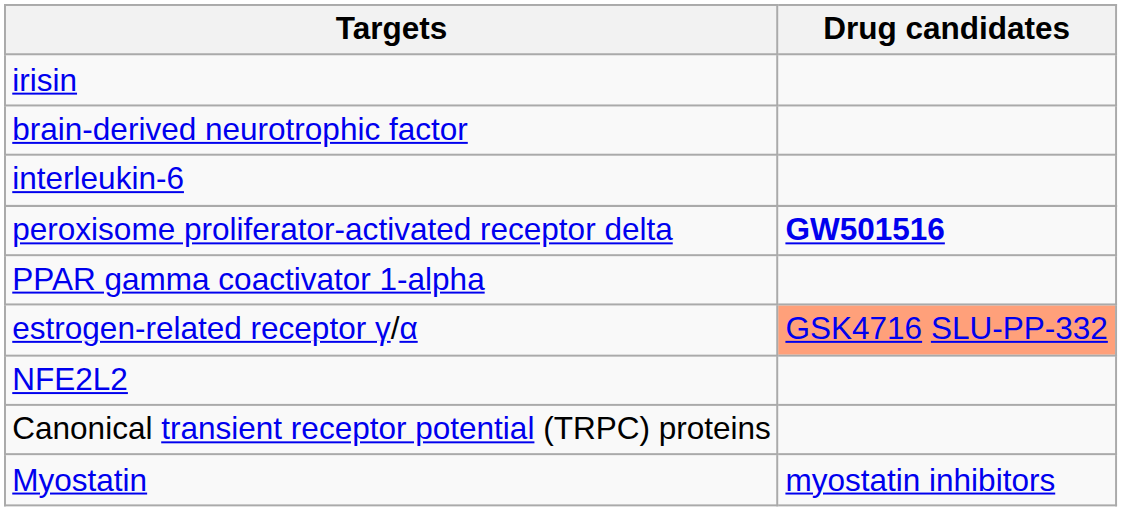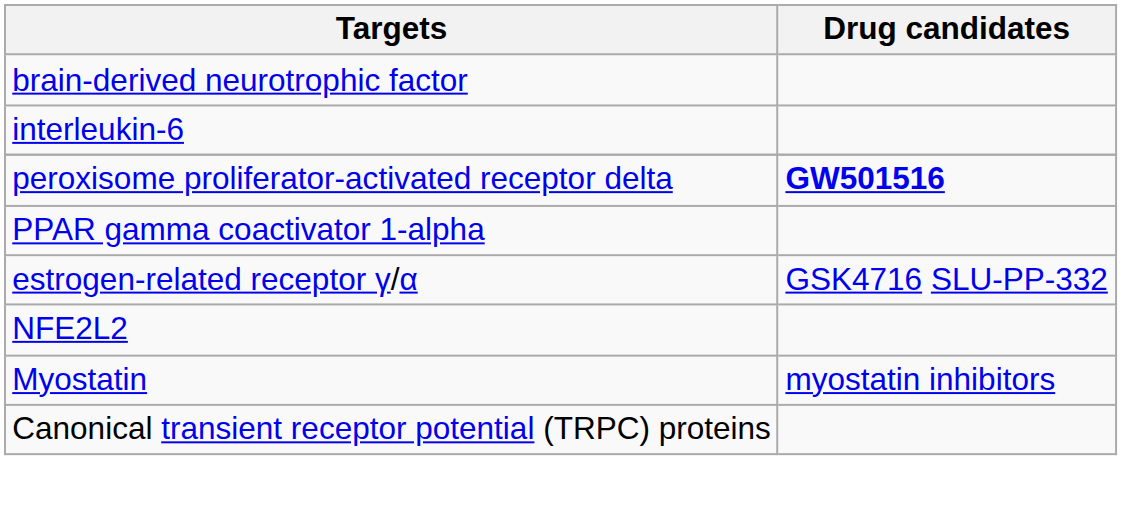- row: (45, 79)
(947, 329) lightsalmon background -> (947, 279) no background
rows swapped: (392, 429) <-> (80, 479)
